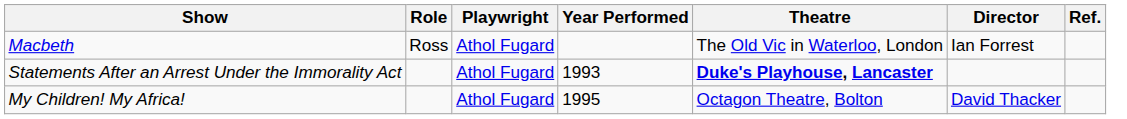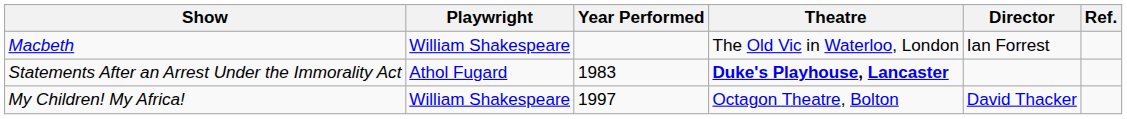- column: (429, 18)
(505, 45) Athol Fugard -> (490, 45) William Shakespeare
(581, 72) 1993 -> (597, 72) 1983
(505, 99) Athol Fugard -> (490, 99) William Shakespeare
(581, 99) 1995 -> (597, 99) 1997
